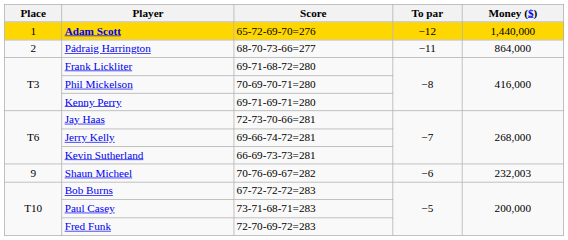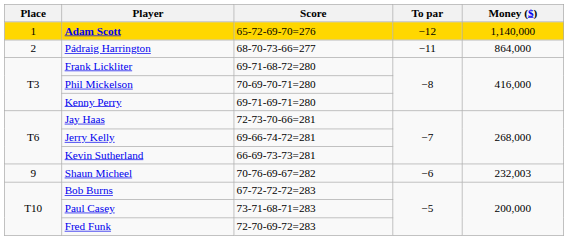(513, 31) 1,440,000 -> (513, 31) 1,140,000
